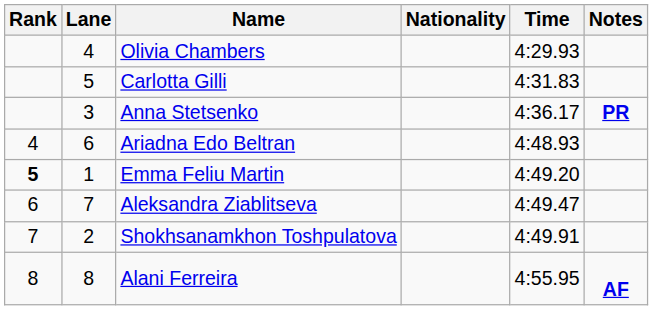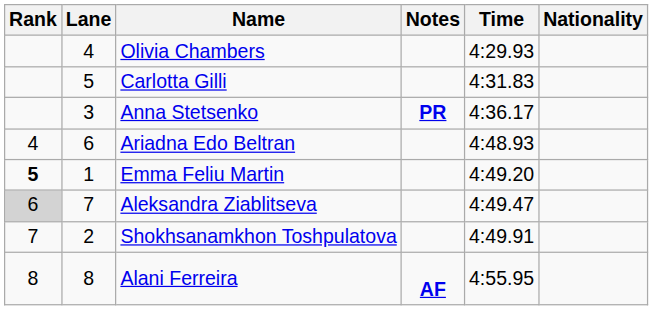columns swapped: (456, 19) <-> (616, 19)
(33, 205) no background -> (33, 205) lightgrey background
